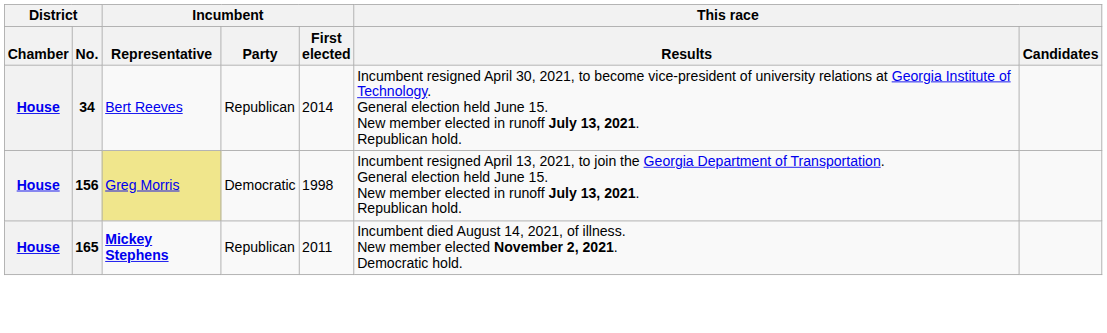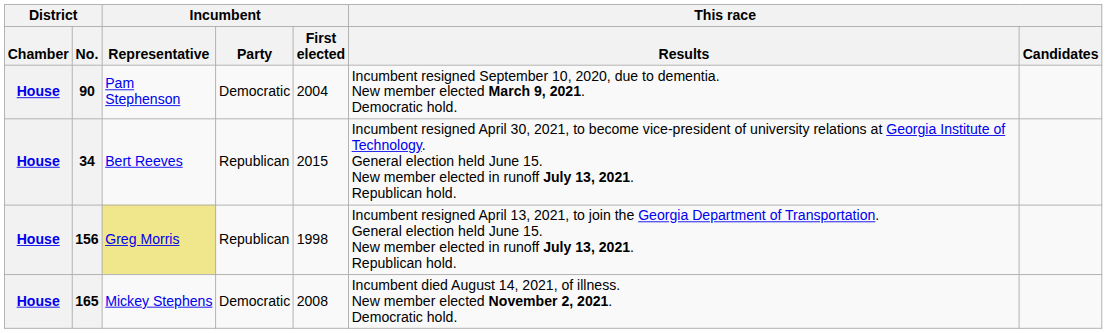+ row: (87, 92)
(318, 107) 2014 -> (312, 161) 2015
(260, 185) Democratic -> (254, 239) Republican
(137, 247) bold -> (159, 301) normal
(260, 247) Republican -> (255, 301) Democratic
(317, 247) 2011 -> (312, 301) 2008
